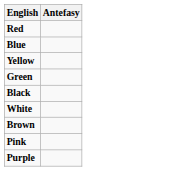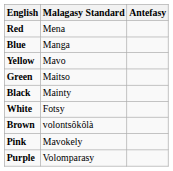+ column: (84, 12)
